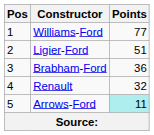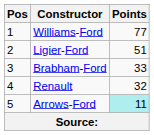(140, 68) 36 -> (140, 68) 33
